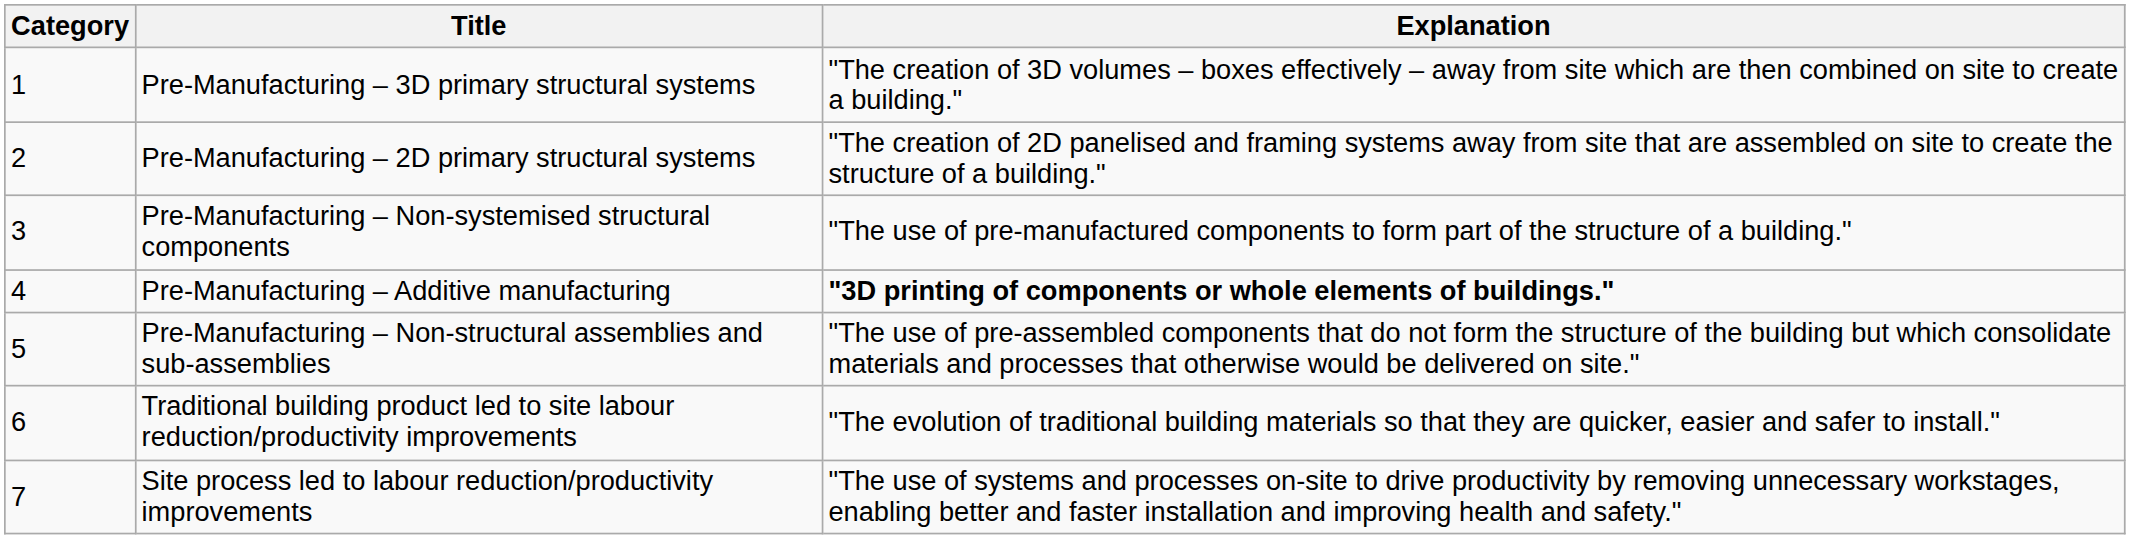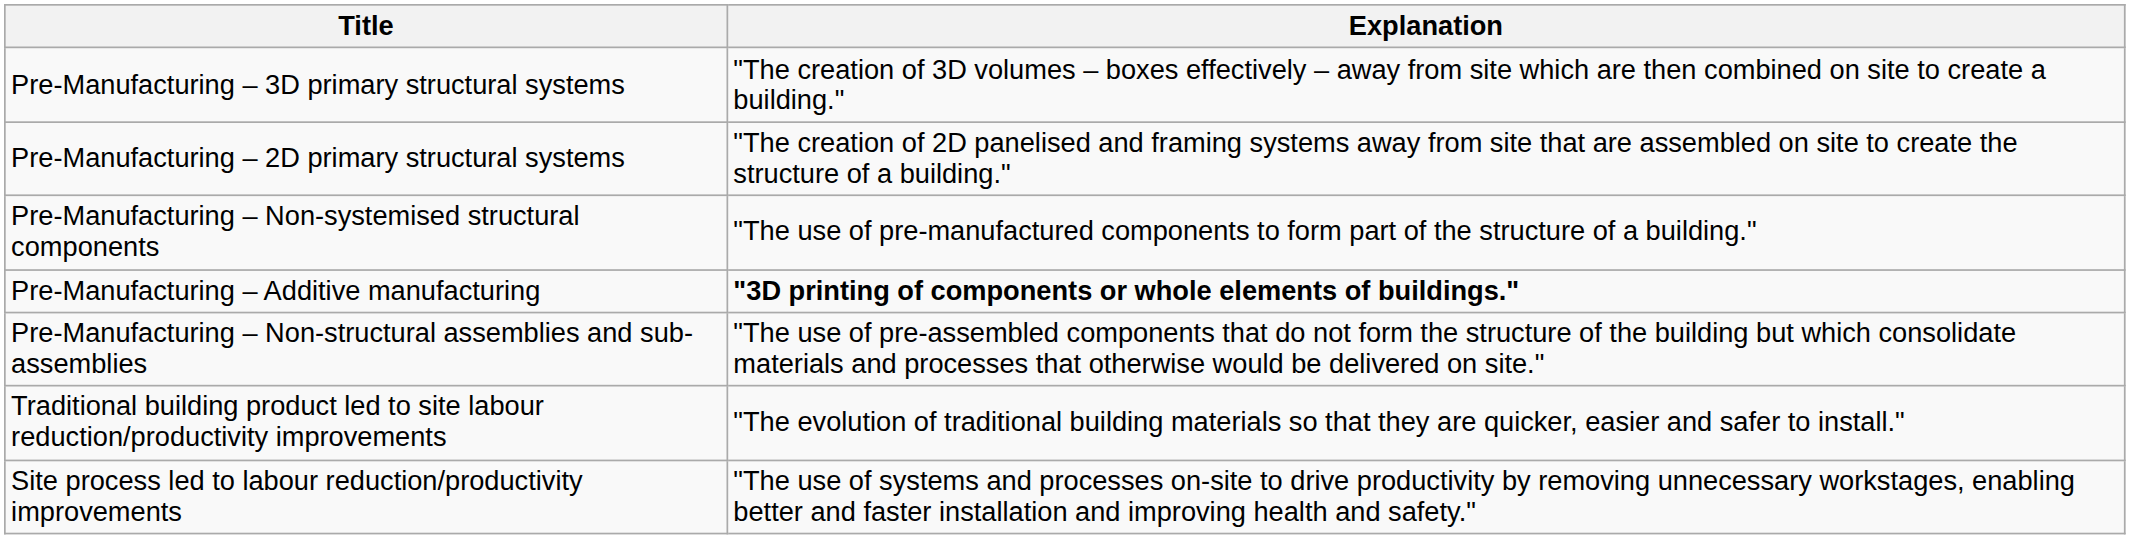- column: (70, 26)
